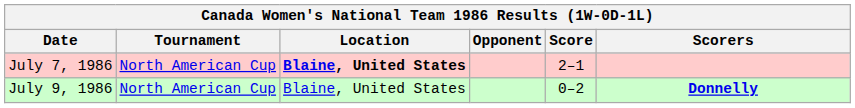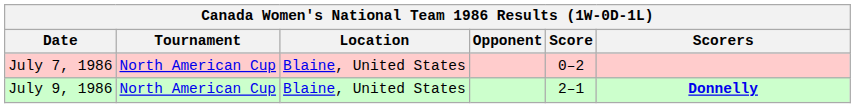(374, 65) bold -> (374, 65) normal
(571, 65) 2–1 -> (571, 65) 0–2
(571, 90) 0–2 -> (571, 90) 2–1
